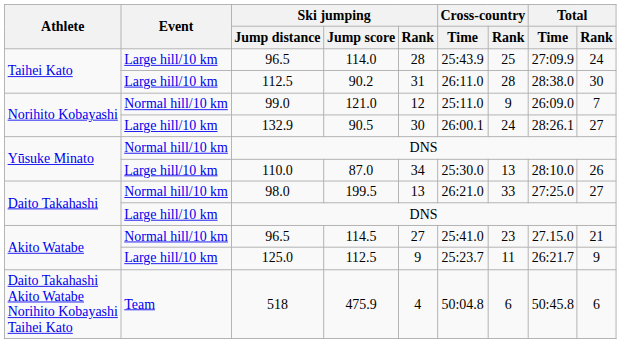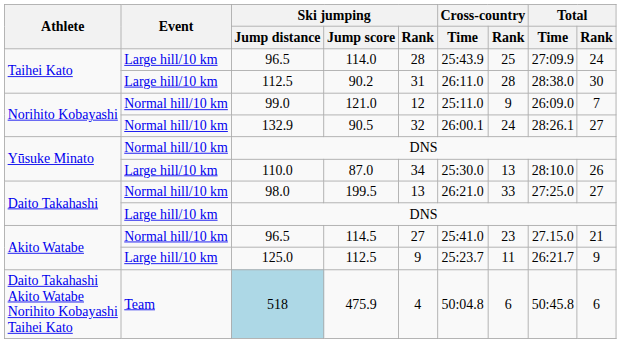(171, 125) Large hill/10 km -> (176, 125) Normal hill/10 km
(418, 125) 30 -> (418, 125) 32
(277, 303) no background -> (277, 303) lightblue background
